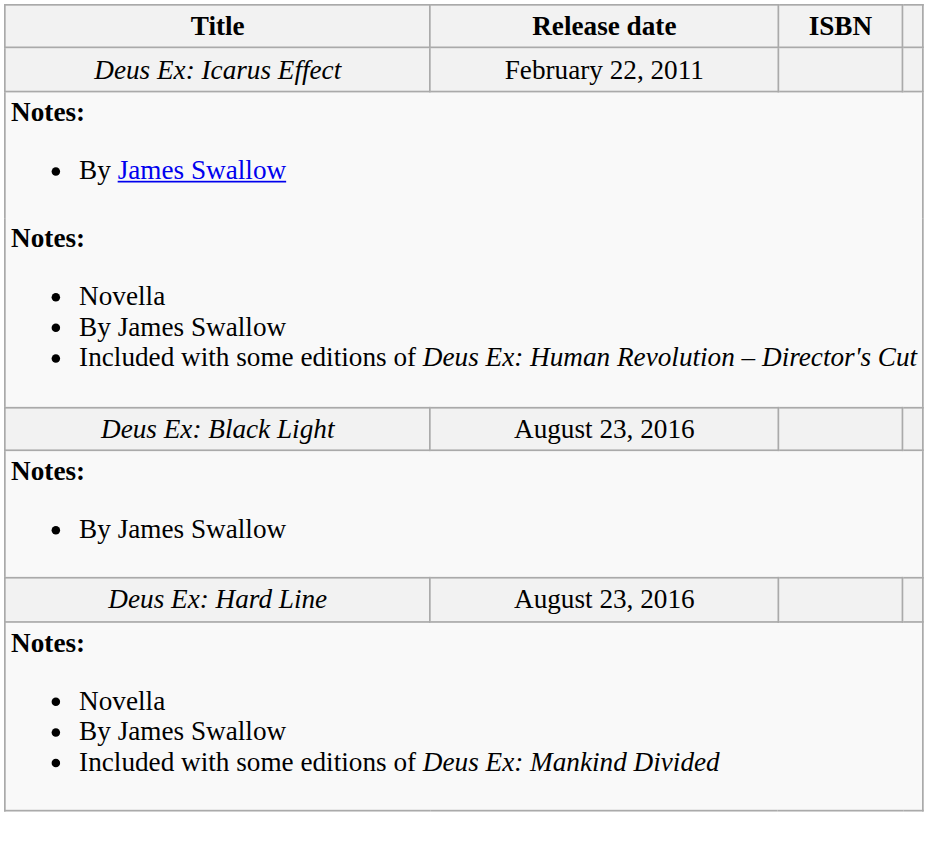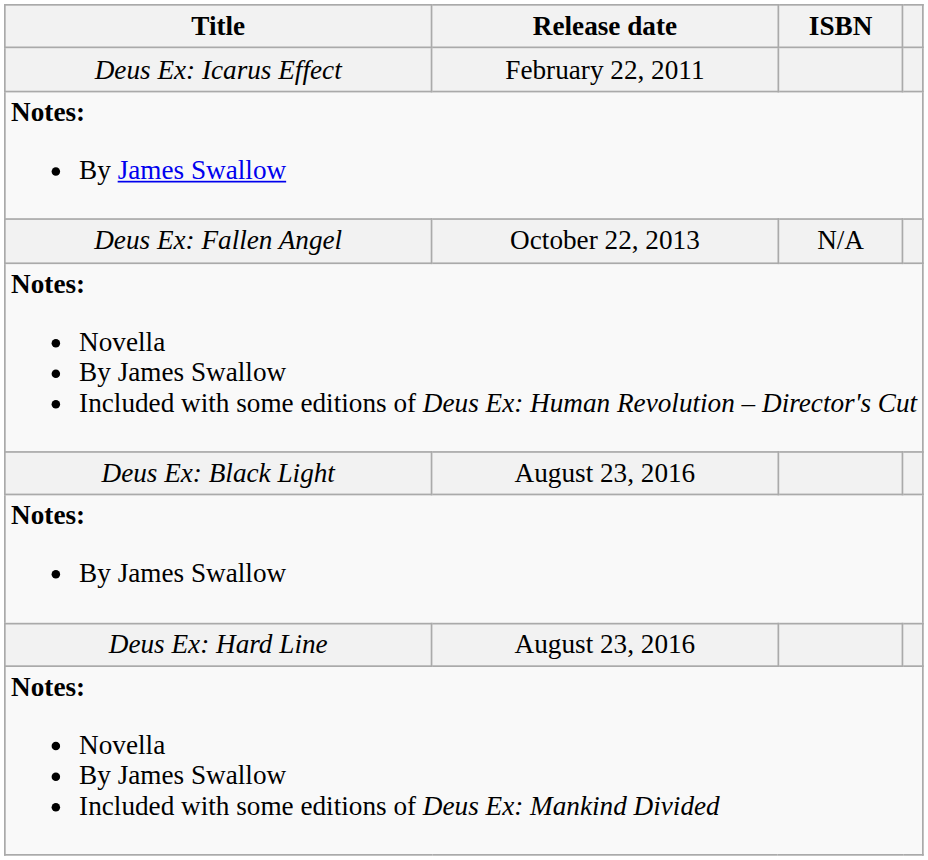+ row: (218, 240)
